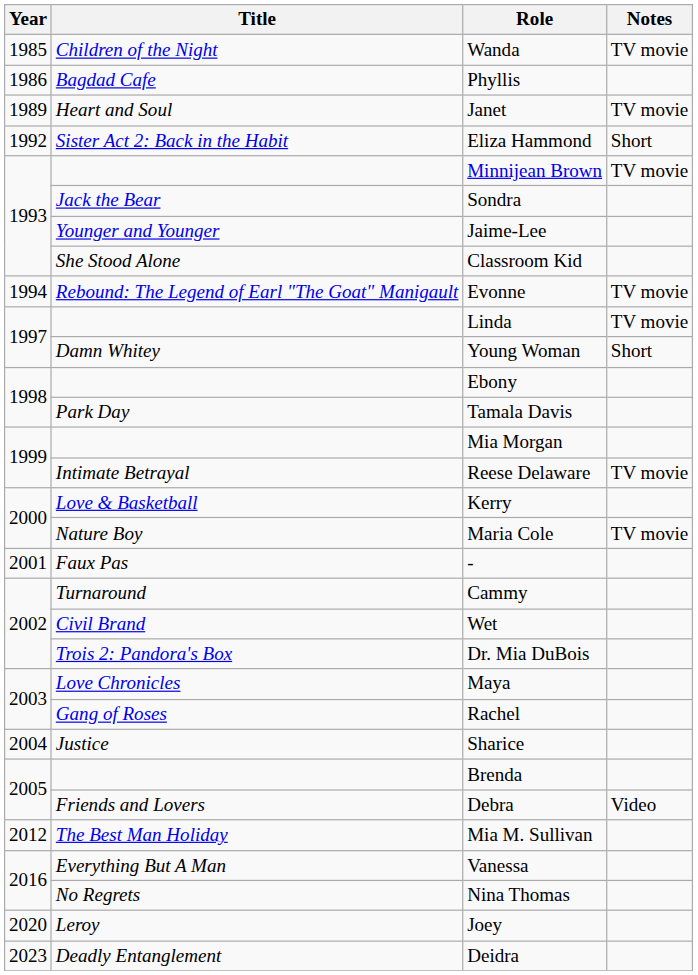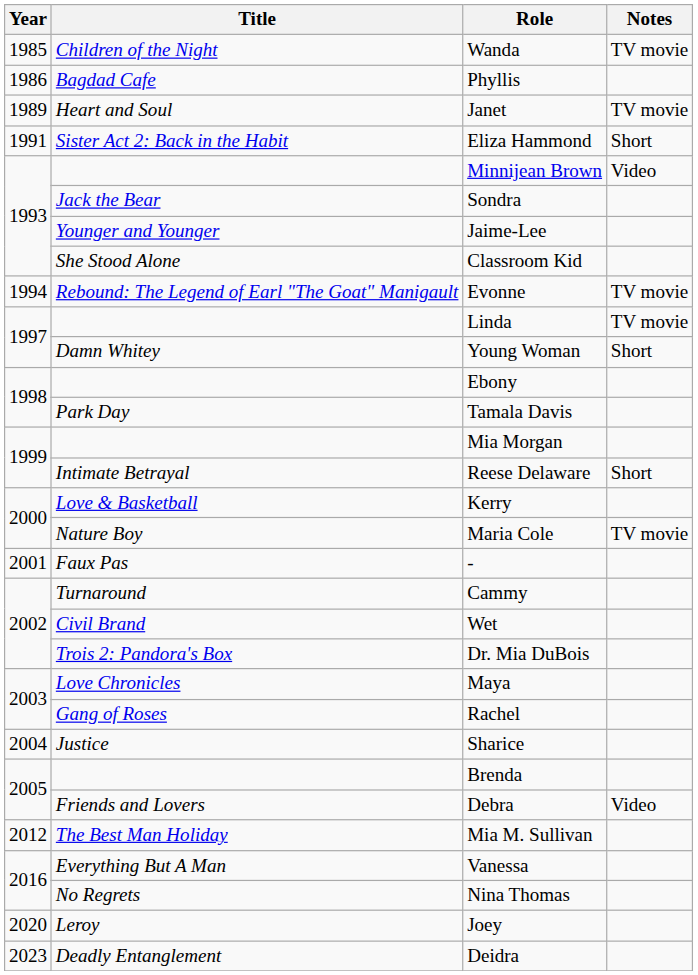(28, 140) 1992 -> (28, 140) 1991
(650, 170) TV movie -> (634, 170) Video
(650, 472) TV movie -> (631, 472) Short
